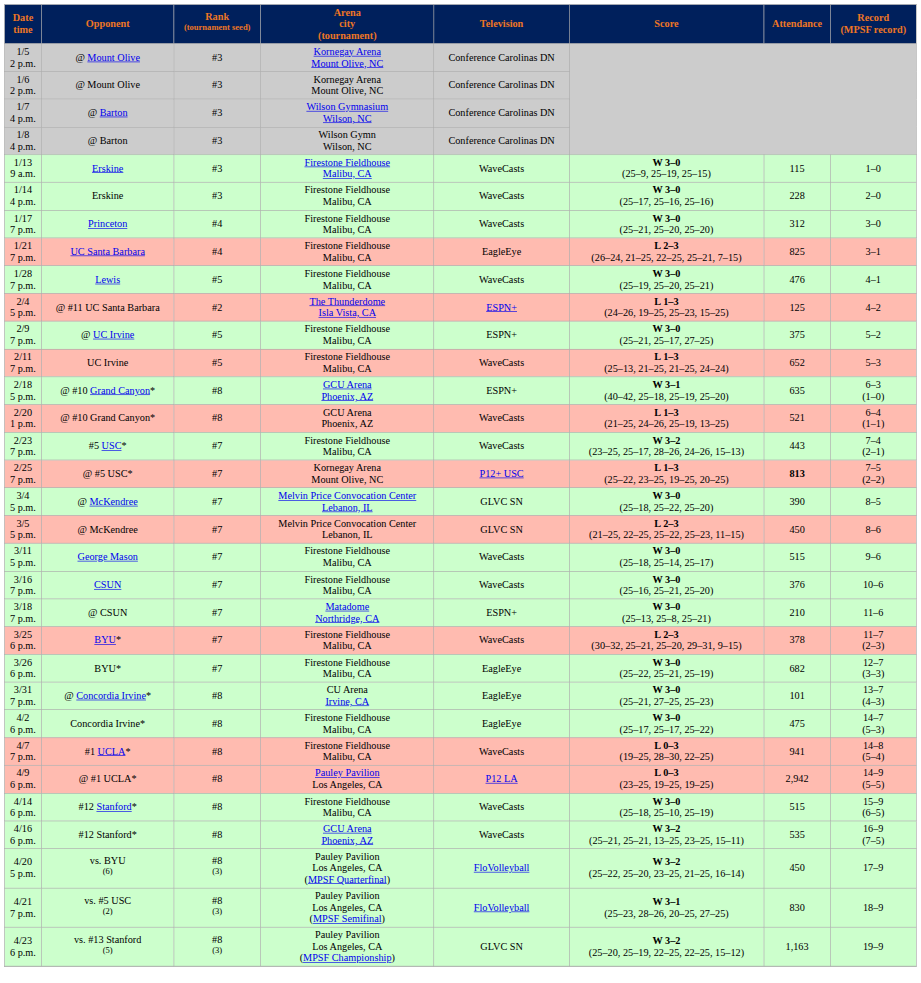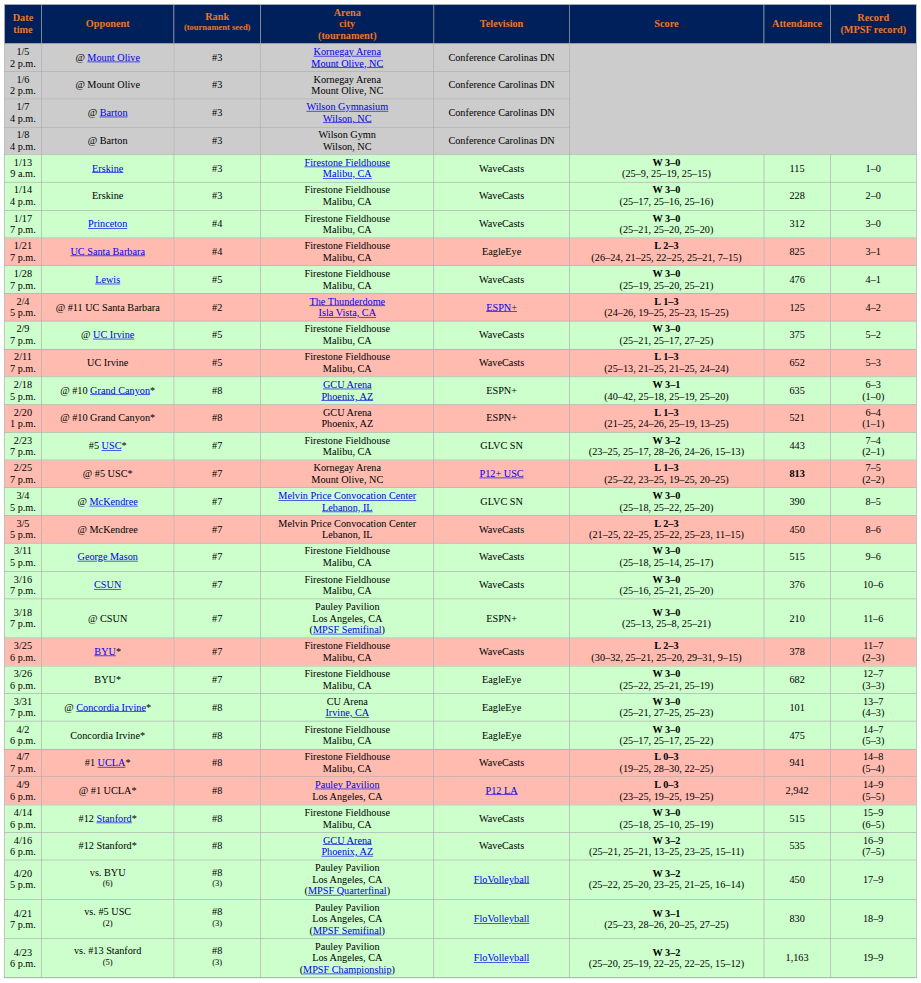(502, 335) ESPN+ -> (502, 335) WaveCasts
(502, 418) WaveCasts -> (502, 418) ESPN+
(502, 446) WaveCasts -> (502, 446) GLVC SN
(502, 529) GLVC SN -> (502, 529) WaveCasts
(347, 612) Matadome Northridge, CA -> (347, 618) Pauley Pavilion Los Angeles, CA (MPSF Semifinal)
(502, 947) GLVC SN -> (502, 958) FloVolleyball
